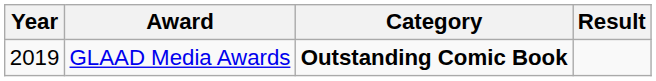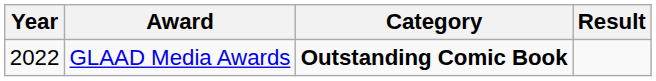(35, 57) 2019 -> (35, 57) 2022
